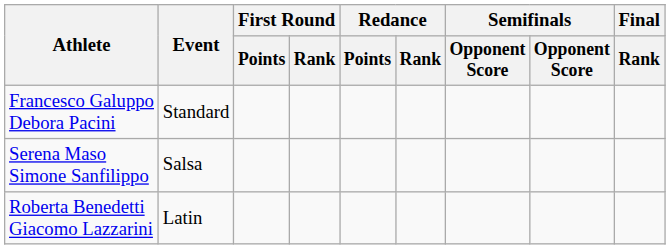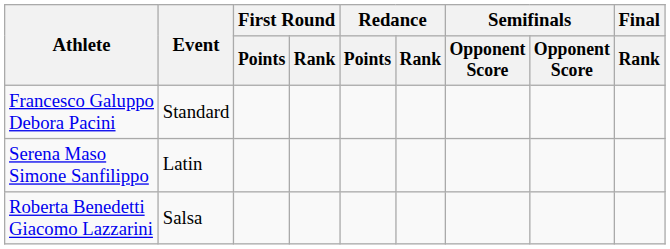(183, 165) Salsa -> (183, 165) Latin
(183, 218) Latin -> (183, 218) Salsa
